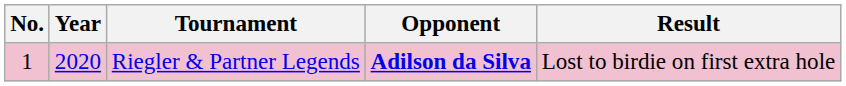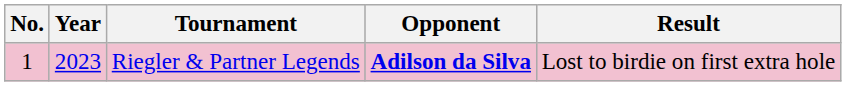(78, 61) 2020 -> (78, 61) 2023
